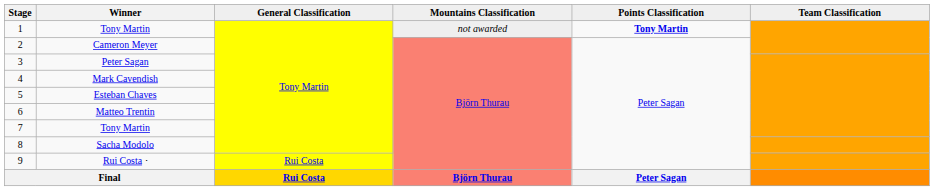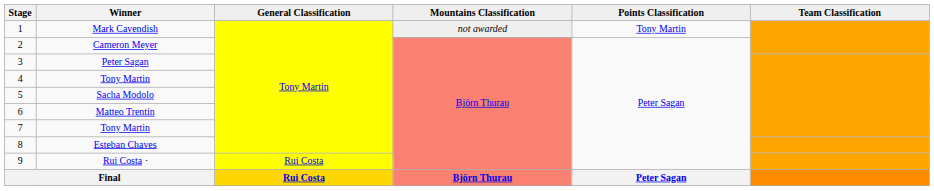(125, 29) Tony Martin -> (125, 29) Mark Cavendish
(661, 29) bold -> (661, 29) normal
(125, 79) Mark Cavendish -> (125, 79) Tony Martin
(125, 95) Esteban Chaves -> (125, 95) Sacha Modolo
(125, 145) Sacha Modolo -> (125, 145) Esteban Chaves
